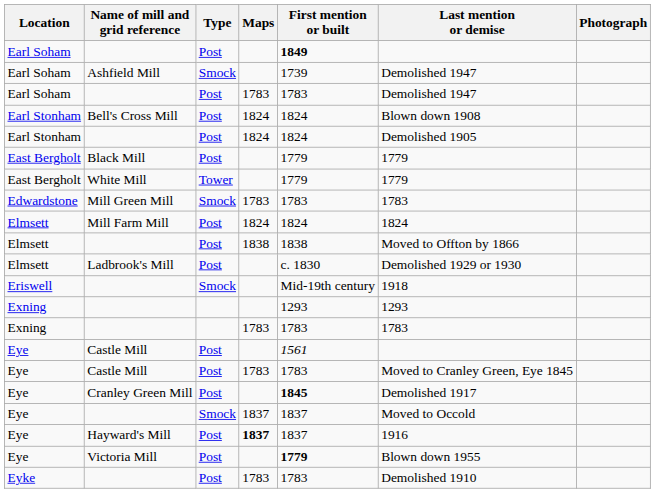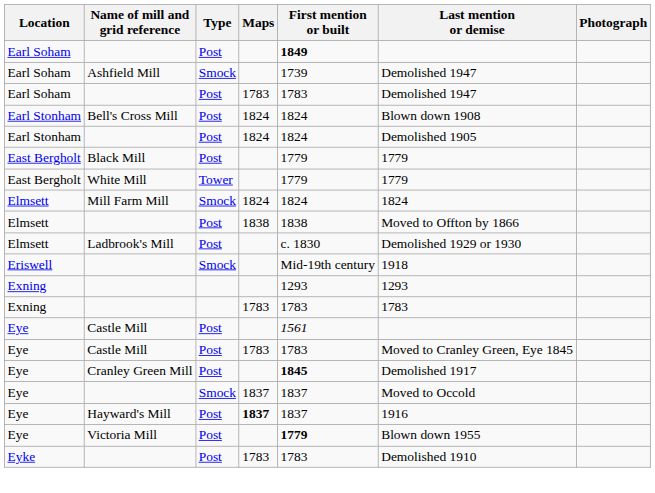- row: (43, 200)
(210, 222) Post -> (217, 200) Smock
